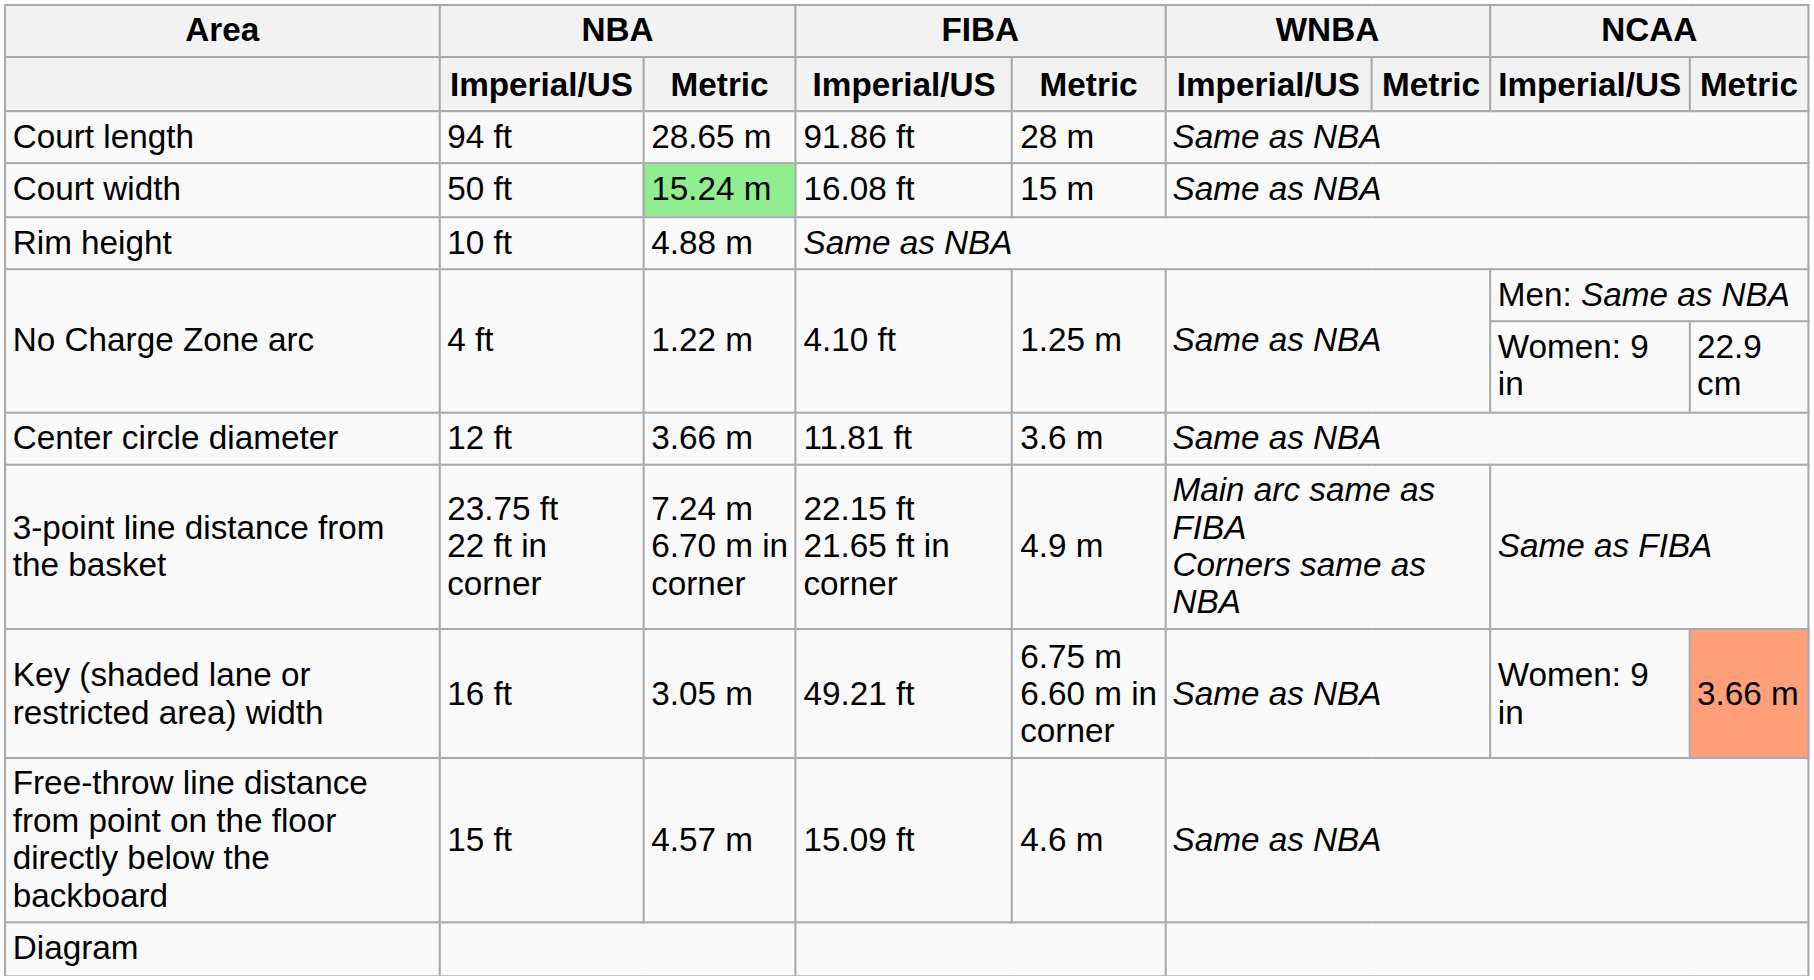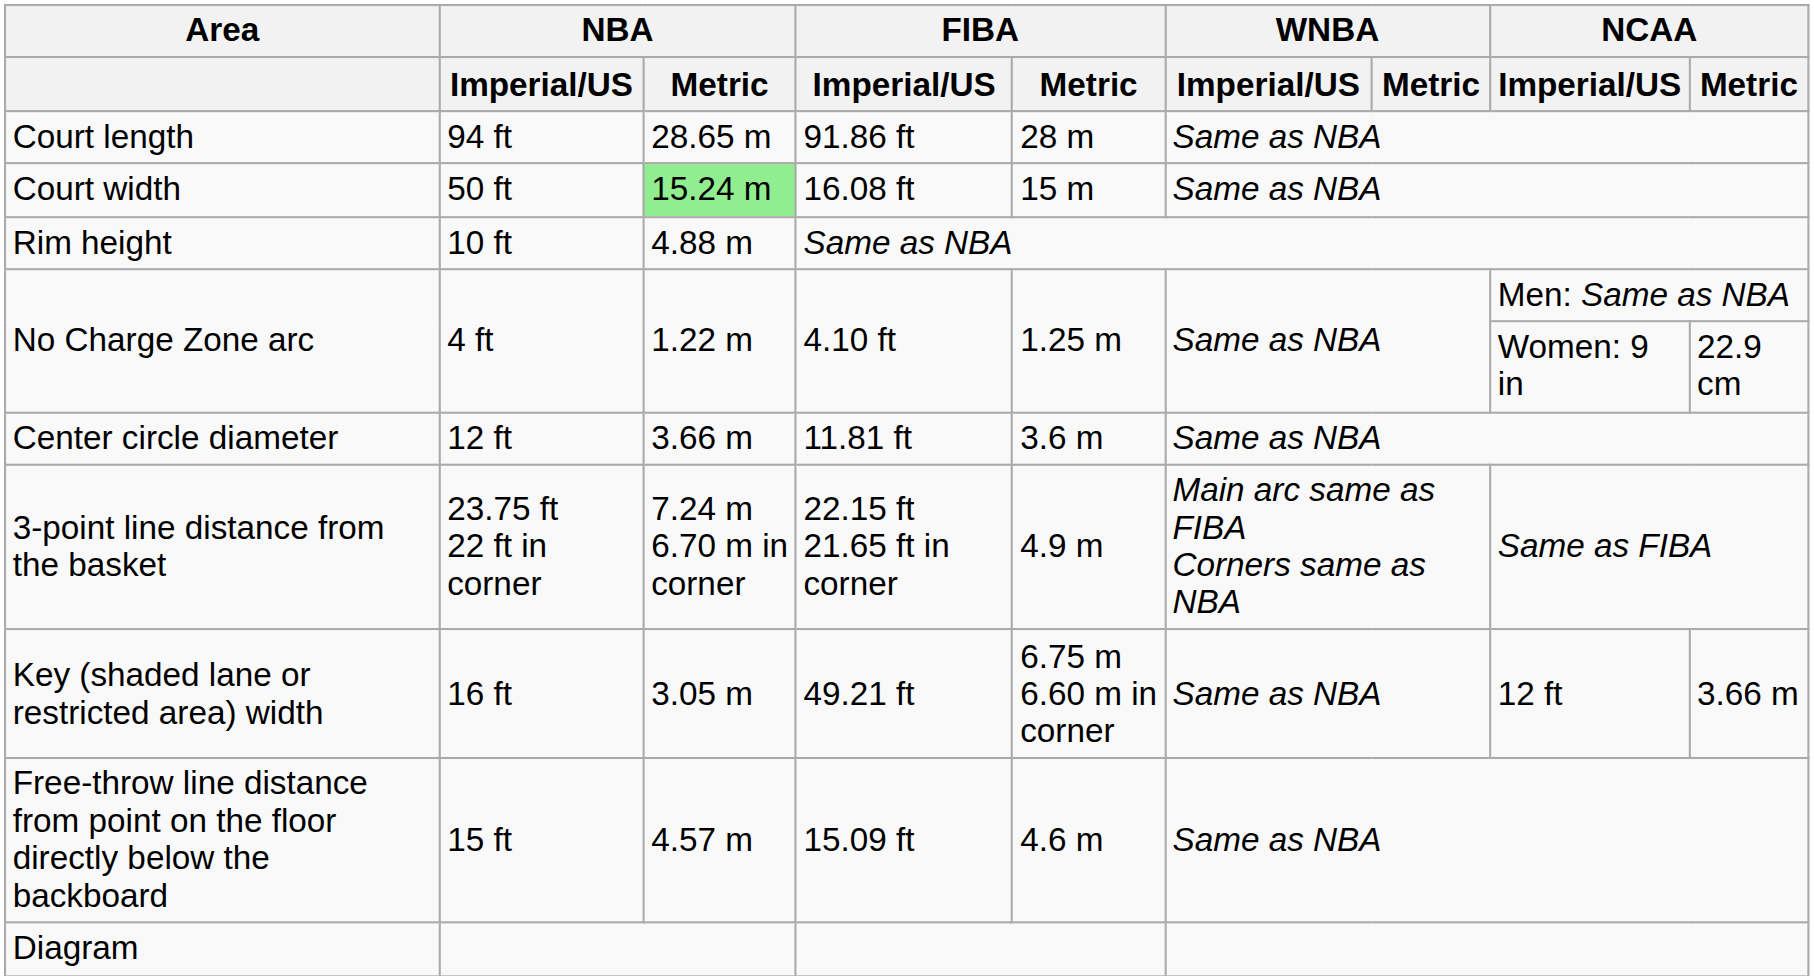(1573, 693) Women: 9 in -> (1530, 693) 12 ft
(1748, 693) lightsalmon background -> (1748, 693) no background
